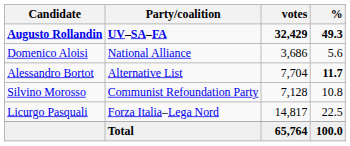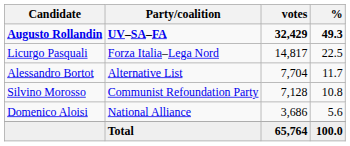rows swapped: (47, 112) <-> (47, 53)
(333, 73) bold -> (332, 73) normal
